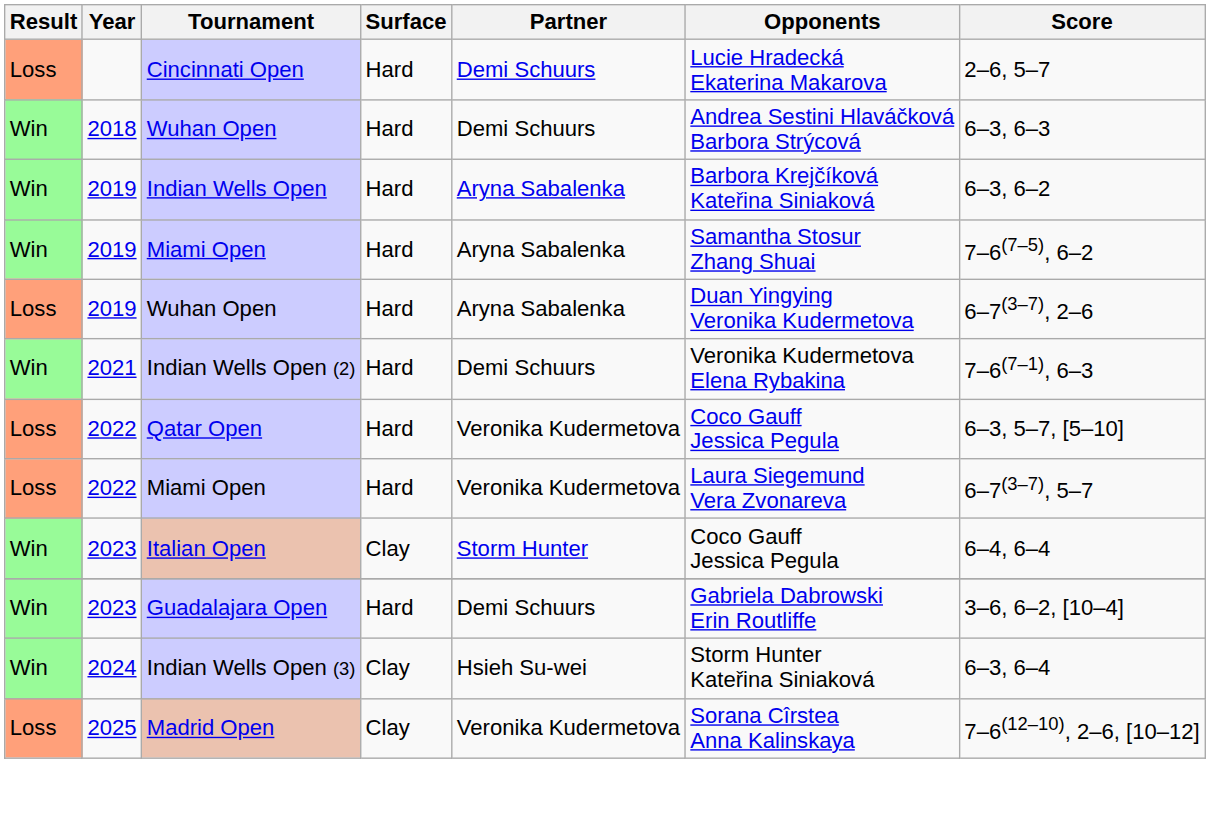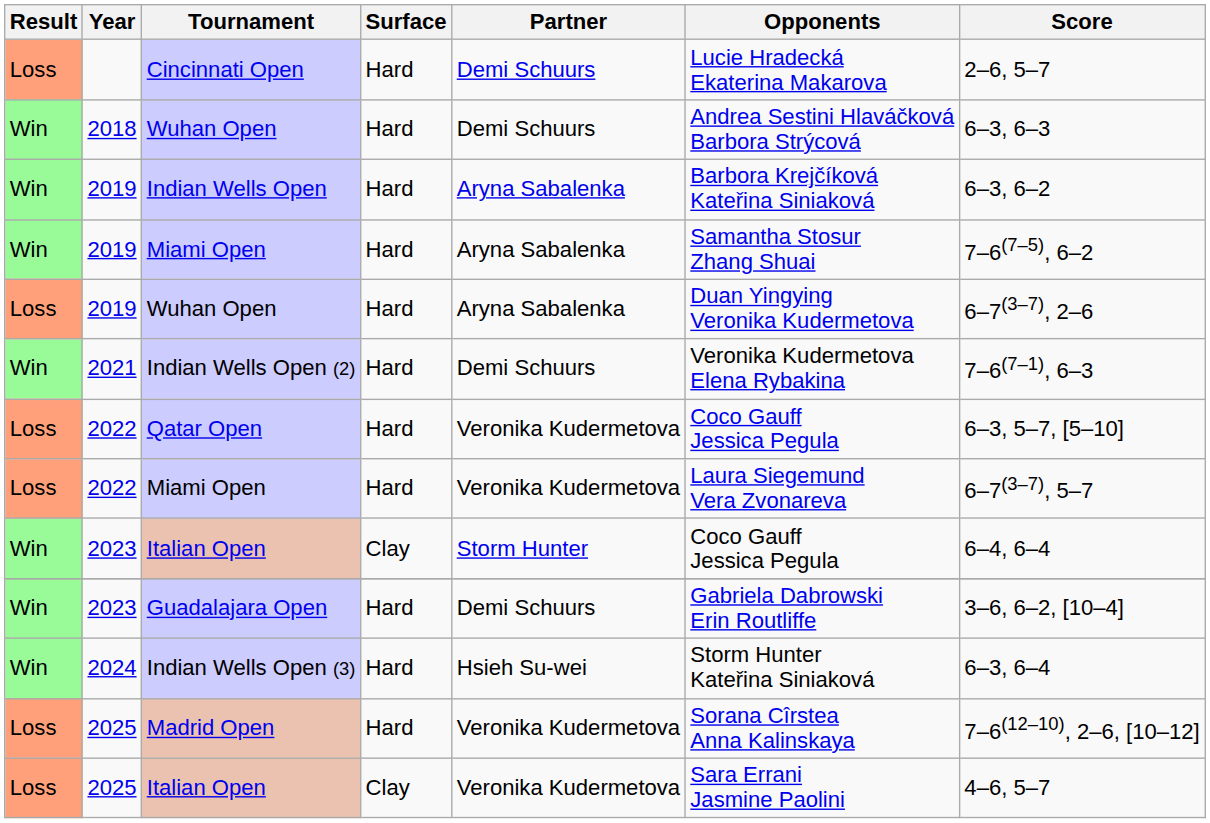(388, 668) Clay -> (389, 668) Hard
(388, 727) Clay -> (389, 727) Hard
+ row: (112, 787)
